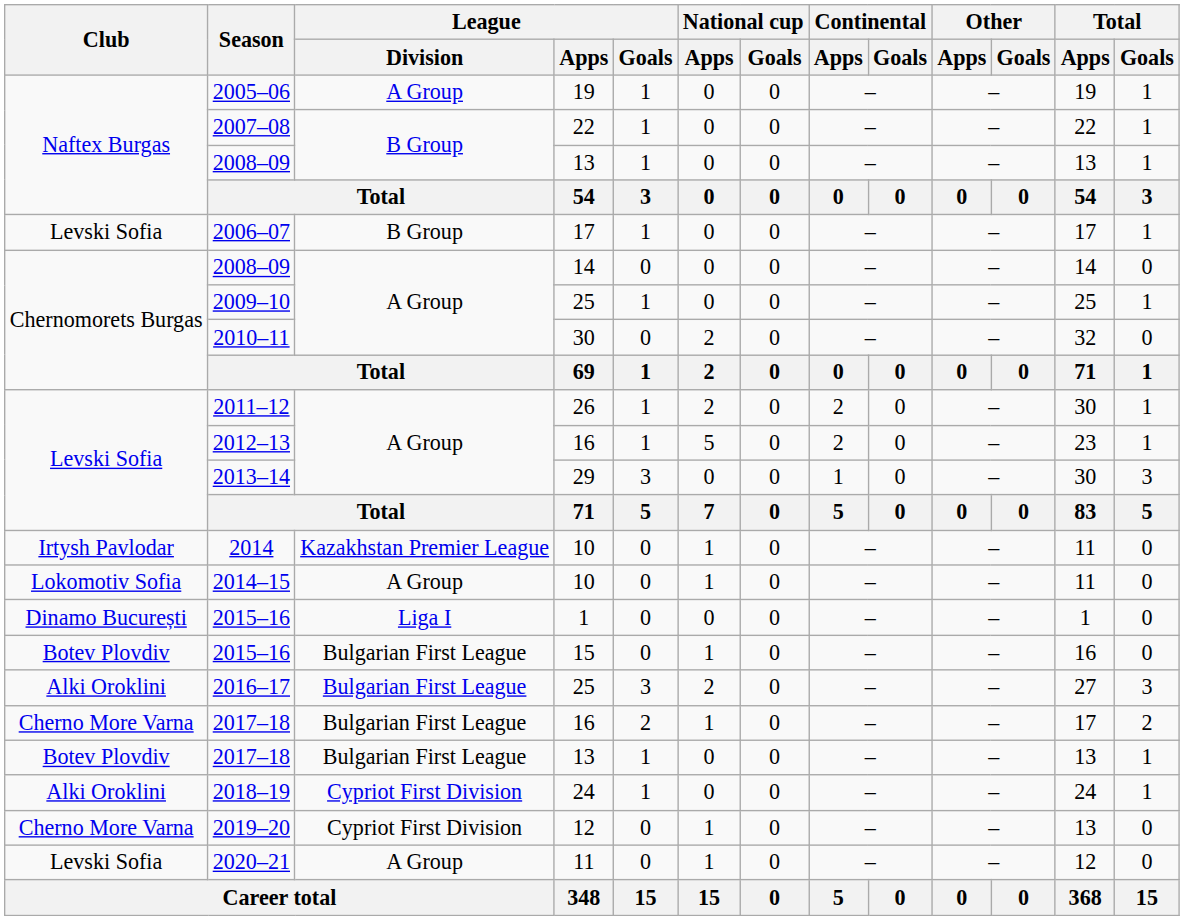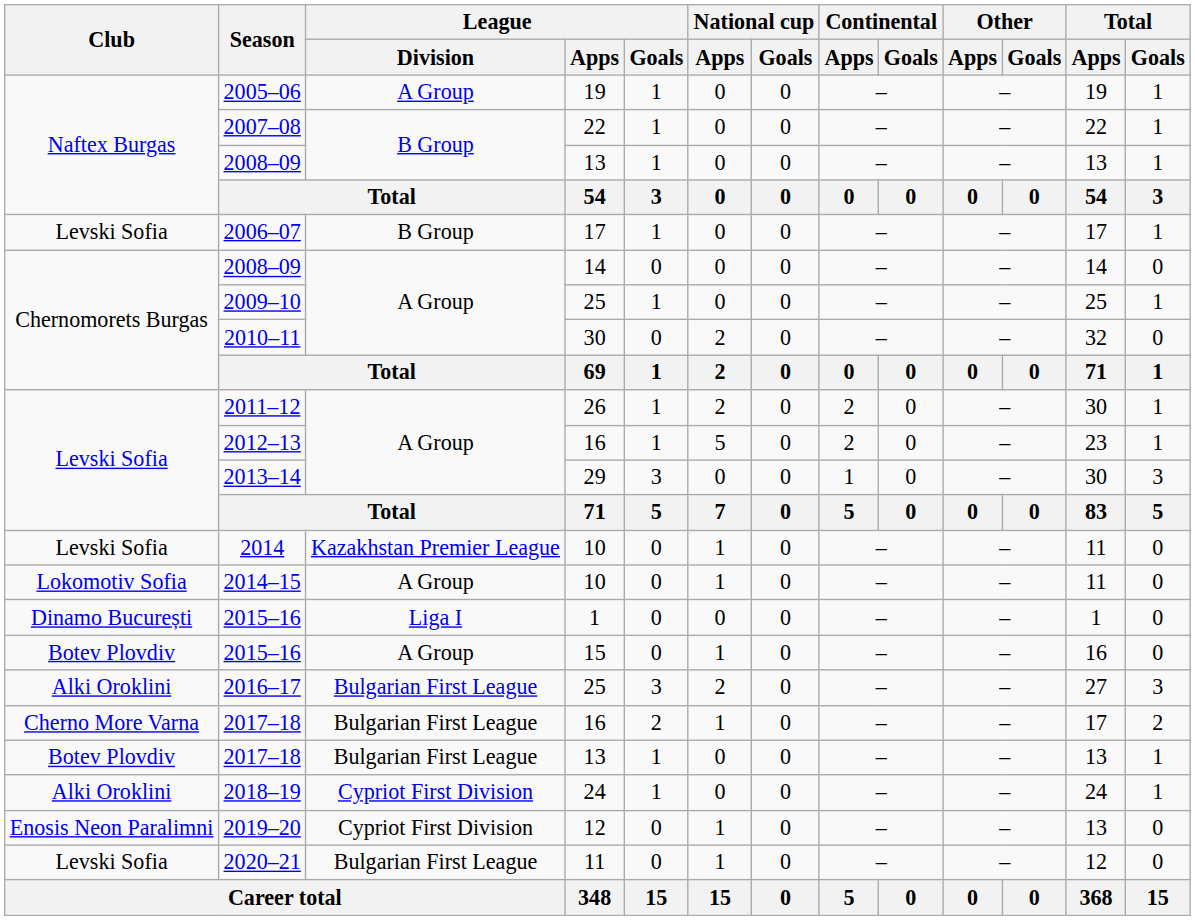(106, 547) Irtysh Pavlodar -> (112, 547) Levski Sofia
(425, 652) Bulgarian First League -> (435, 652) A Group
(106, 827) Cherno More Varna -> (112, 827) Enosis Neon Paralimni
(425, 862) A Group -> (435, 862) Bulgarian First League
